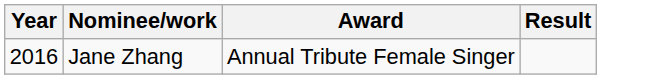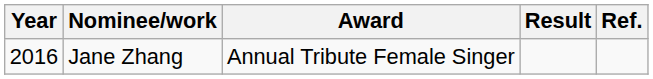+ column: (622, 21)
